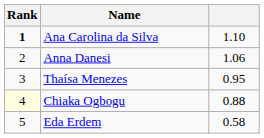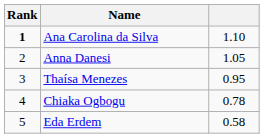(234, 57) 1.06 -> (234, 57) 1.05
(22, 100) lightyellow background -> (22, 100) no background
(234, 100) 0.88 -> (234, 100) 0.78
